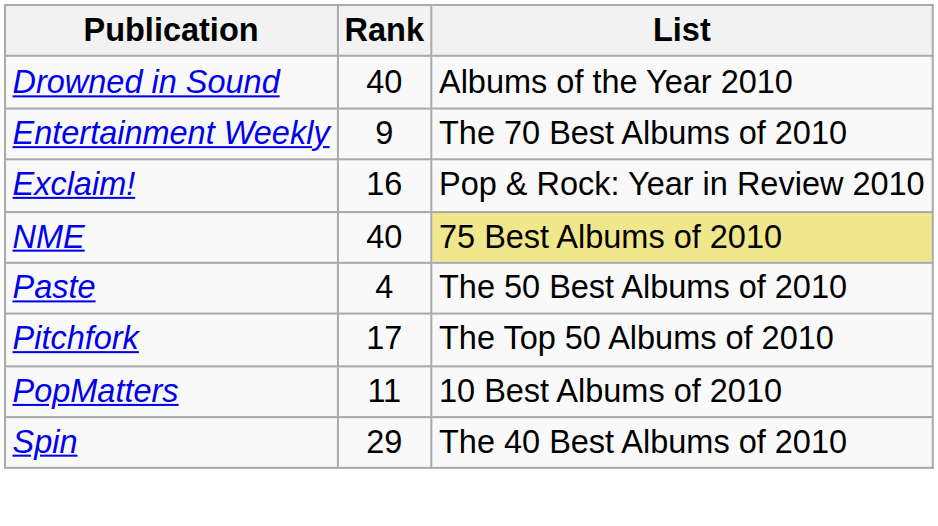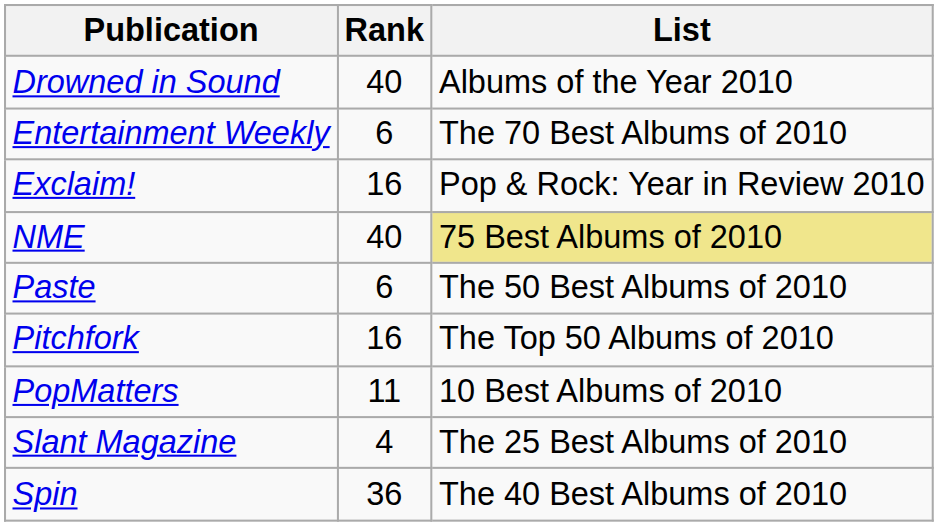(384, 133) 9 -> (384, 133) 6
(384, 287) 4 -> (384, 287) 6
(384, 339) 17 -> (384, 339) 16
+ row: (124, 442)
(384, 442) 29 -> (384, 493) 36
